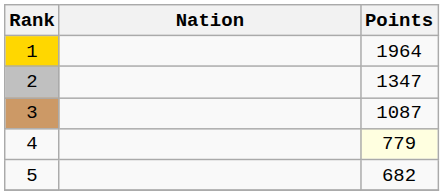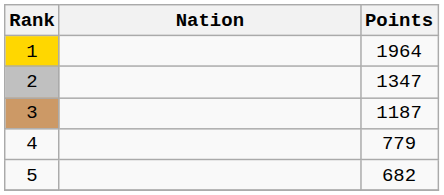(399, 113) 1087 -> (399, 113) 1187
(399, 144) lightyellow background -> (399, 144) no background
